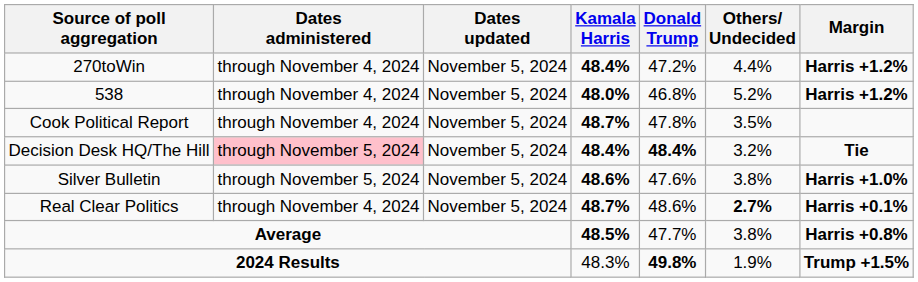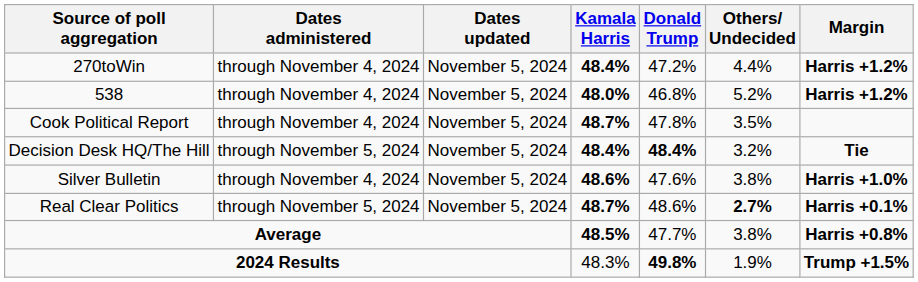(319, 151) pink background -> (319, 151) no background
(319, 179) through November 5, 2024 -> (319, 179) through November 4, 2024
(319, 207) through November 4, 2024 -> (319, 207) through November 5, 2024
